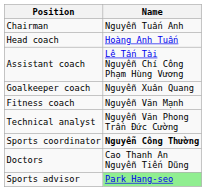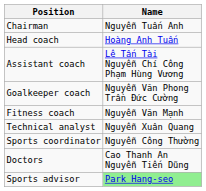(150, 88) Nguyễn Xuân Quang -> (147, 93) Nguyễn Văn Phong Trần Đức Cường
(147, 122) Nguyễn Văn Phong Trần Đức Cường -> (150, 127) Nguyễn Xuân Quang
(152, 141) bold -> (152, 141) normal
